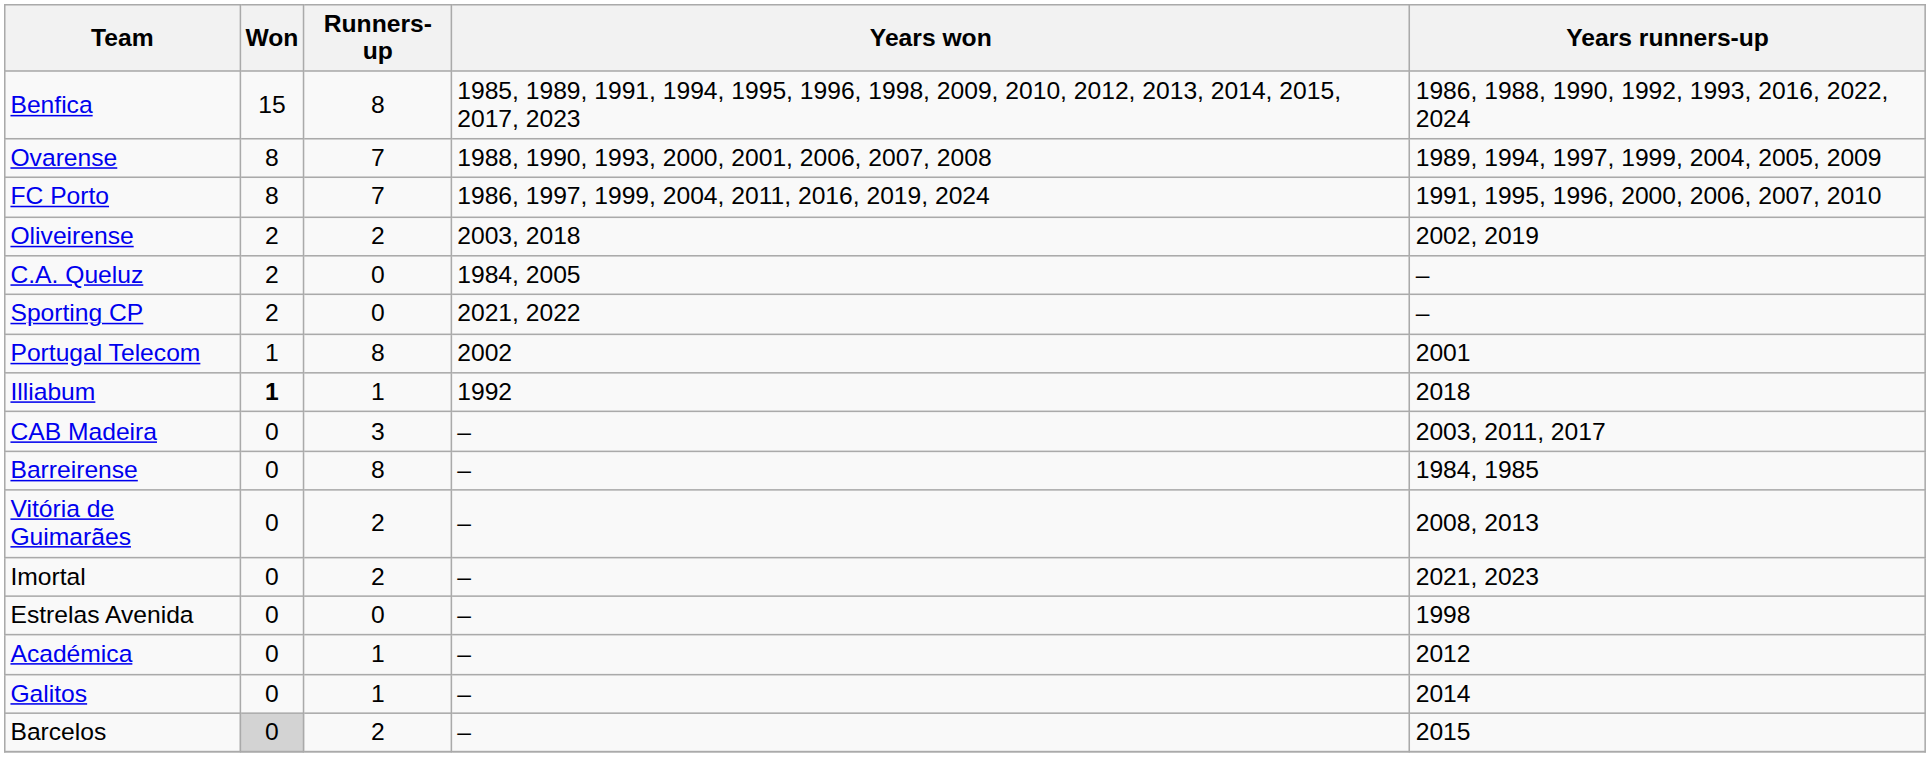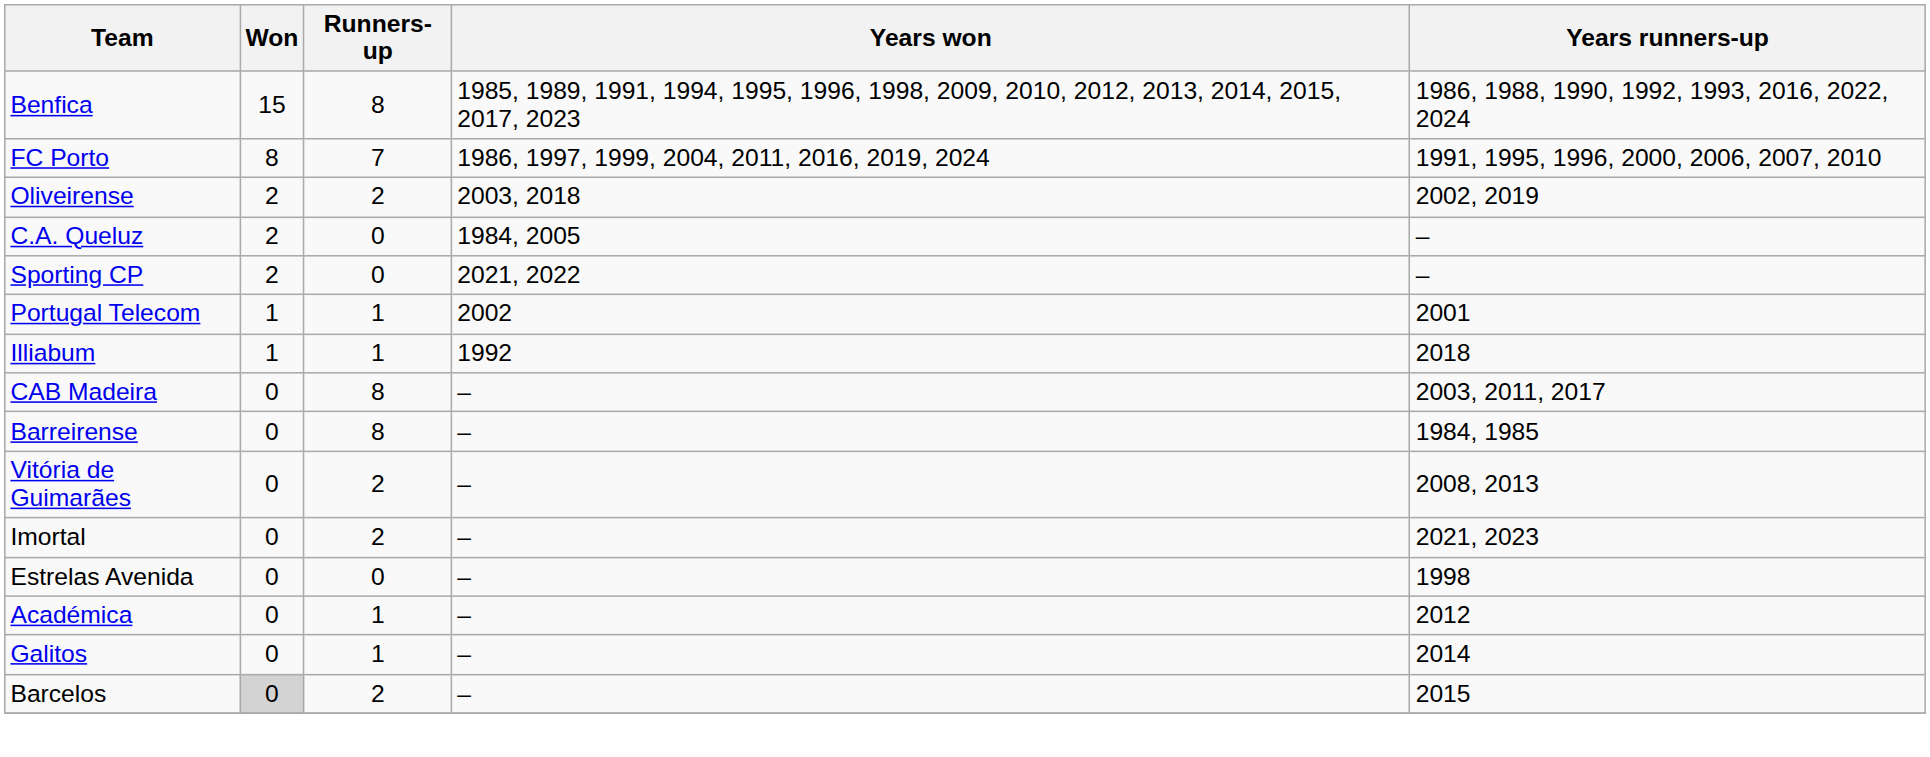- row: (64, 157)
(378, 353) 8 -> (378, 313) 1
(272, 392) bold -> (272, 353) normal
(378, 431) 3 -> (378, 392) 8
